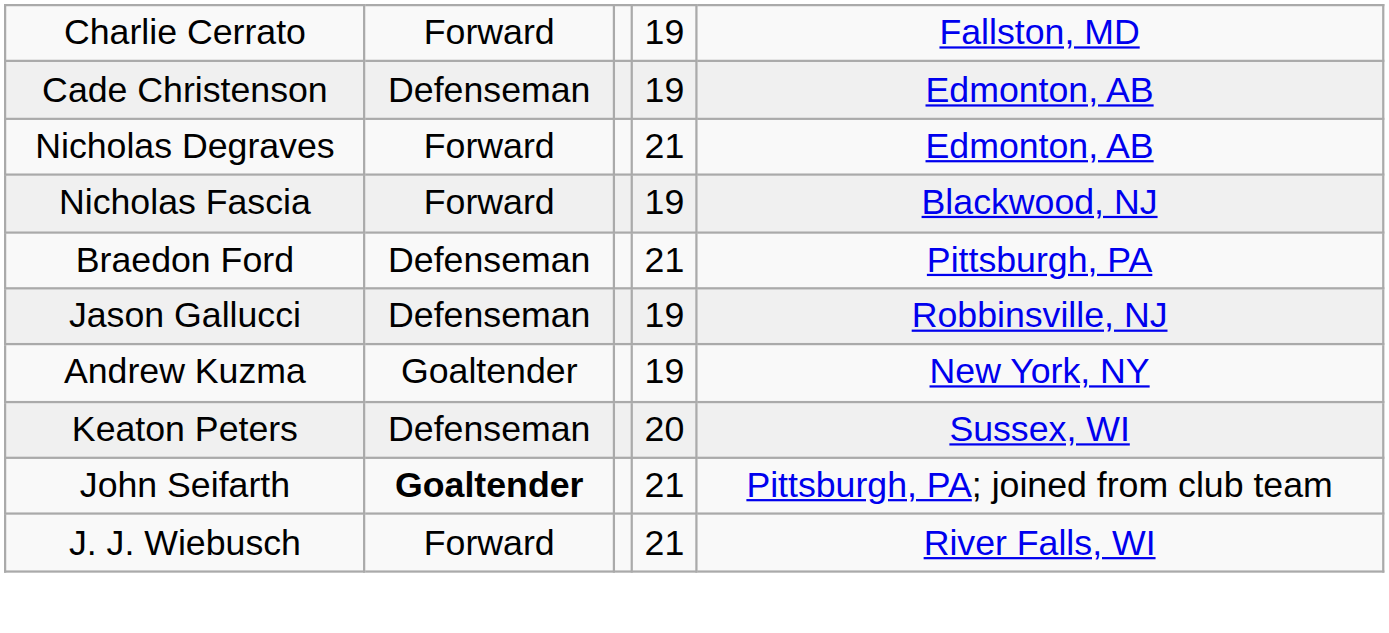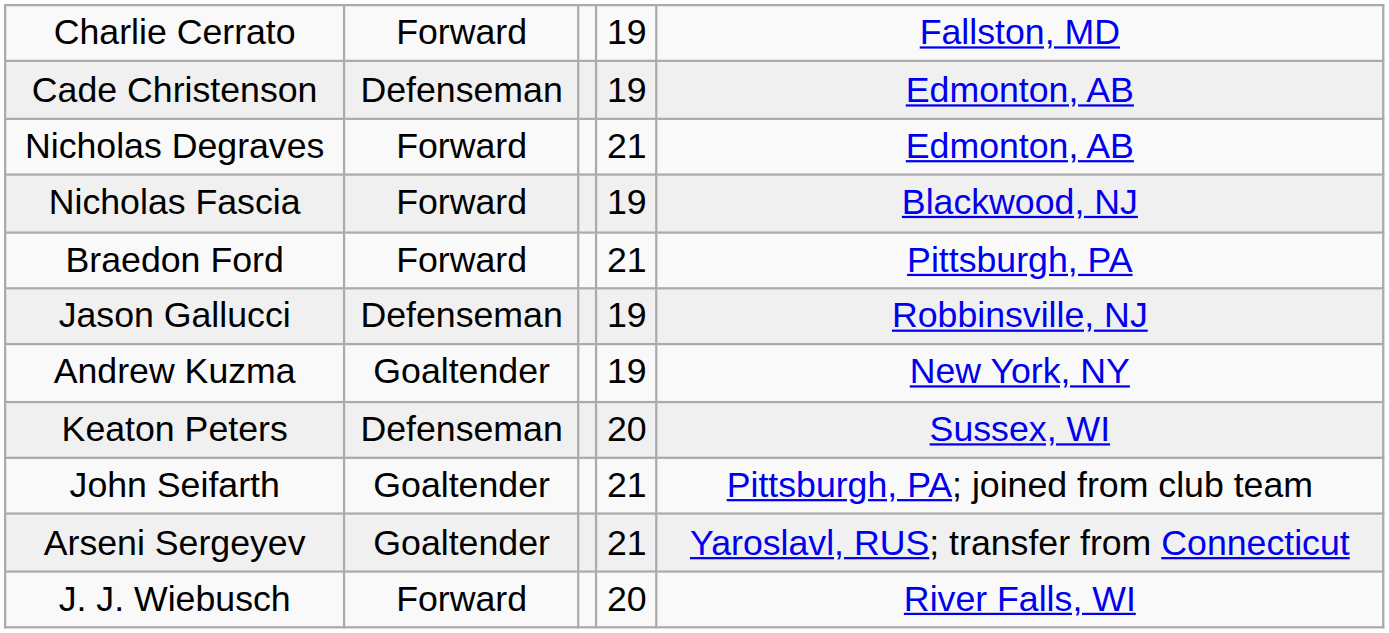(489, 259) Defenseman -> (462, 259) Forward
(489, 485) bold -> (462, 485) normal
+ row: (175, 542)
(664, 542) 21 -> (627, 598) 20
